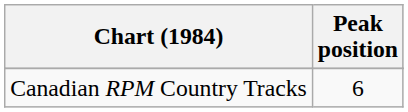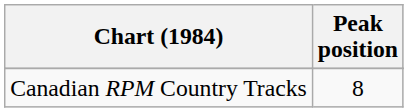(358, 87) 6 -> (358, 87) 8
